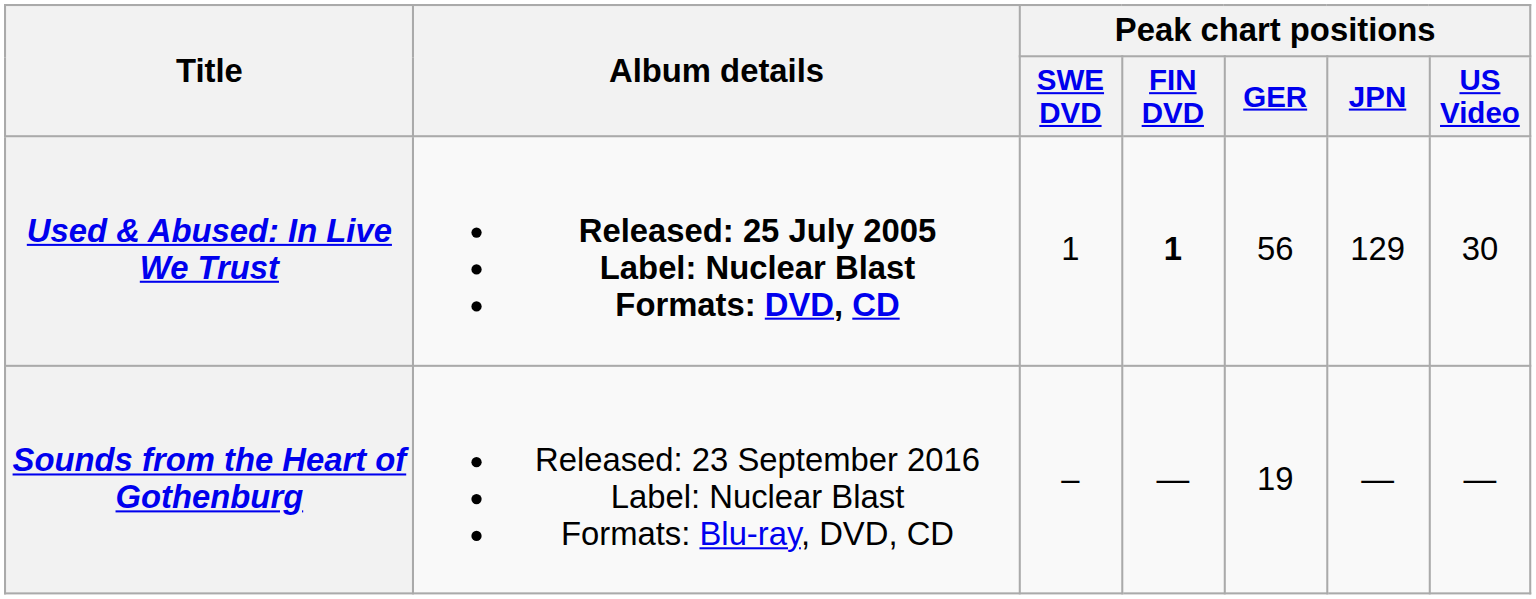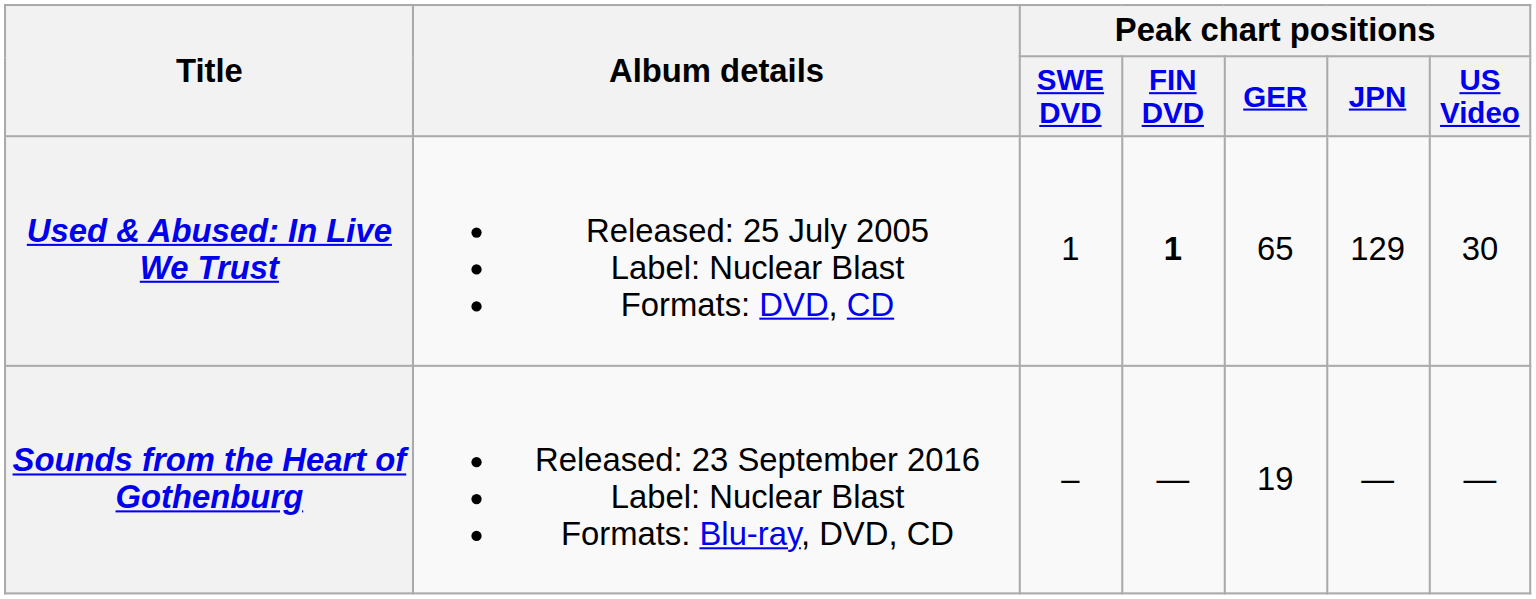(717, 269) bold -> (717, 269) normal
(1275, 250) 56 -> (1275, 250) 65
